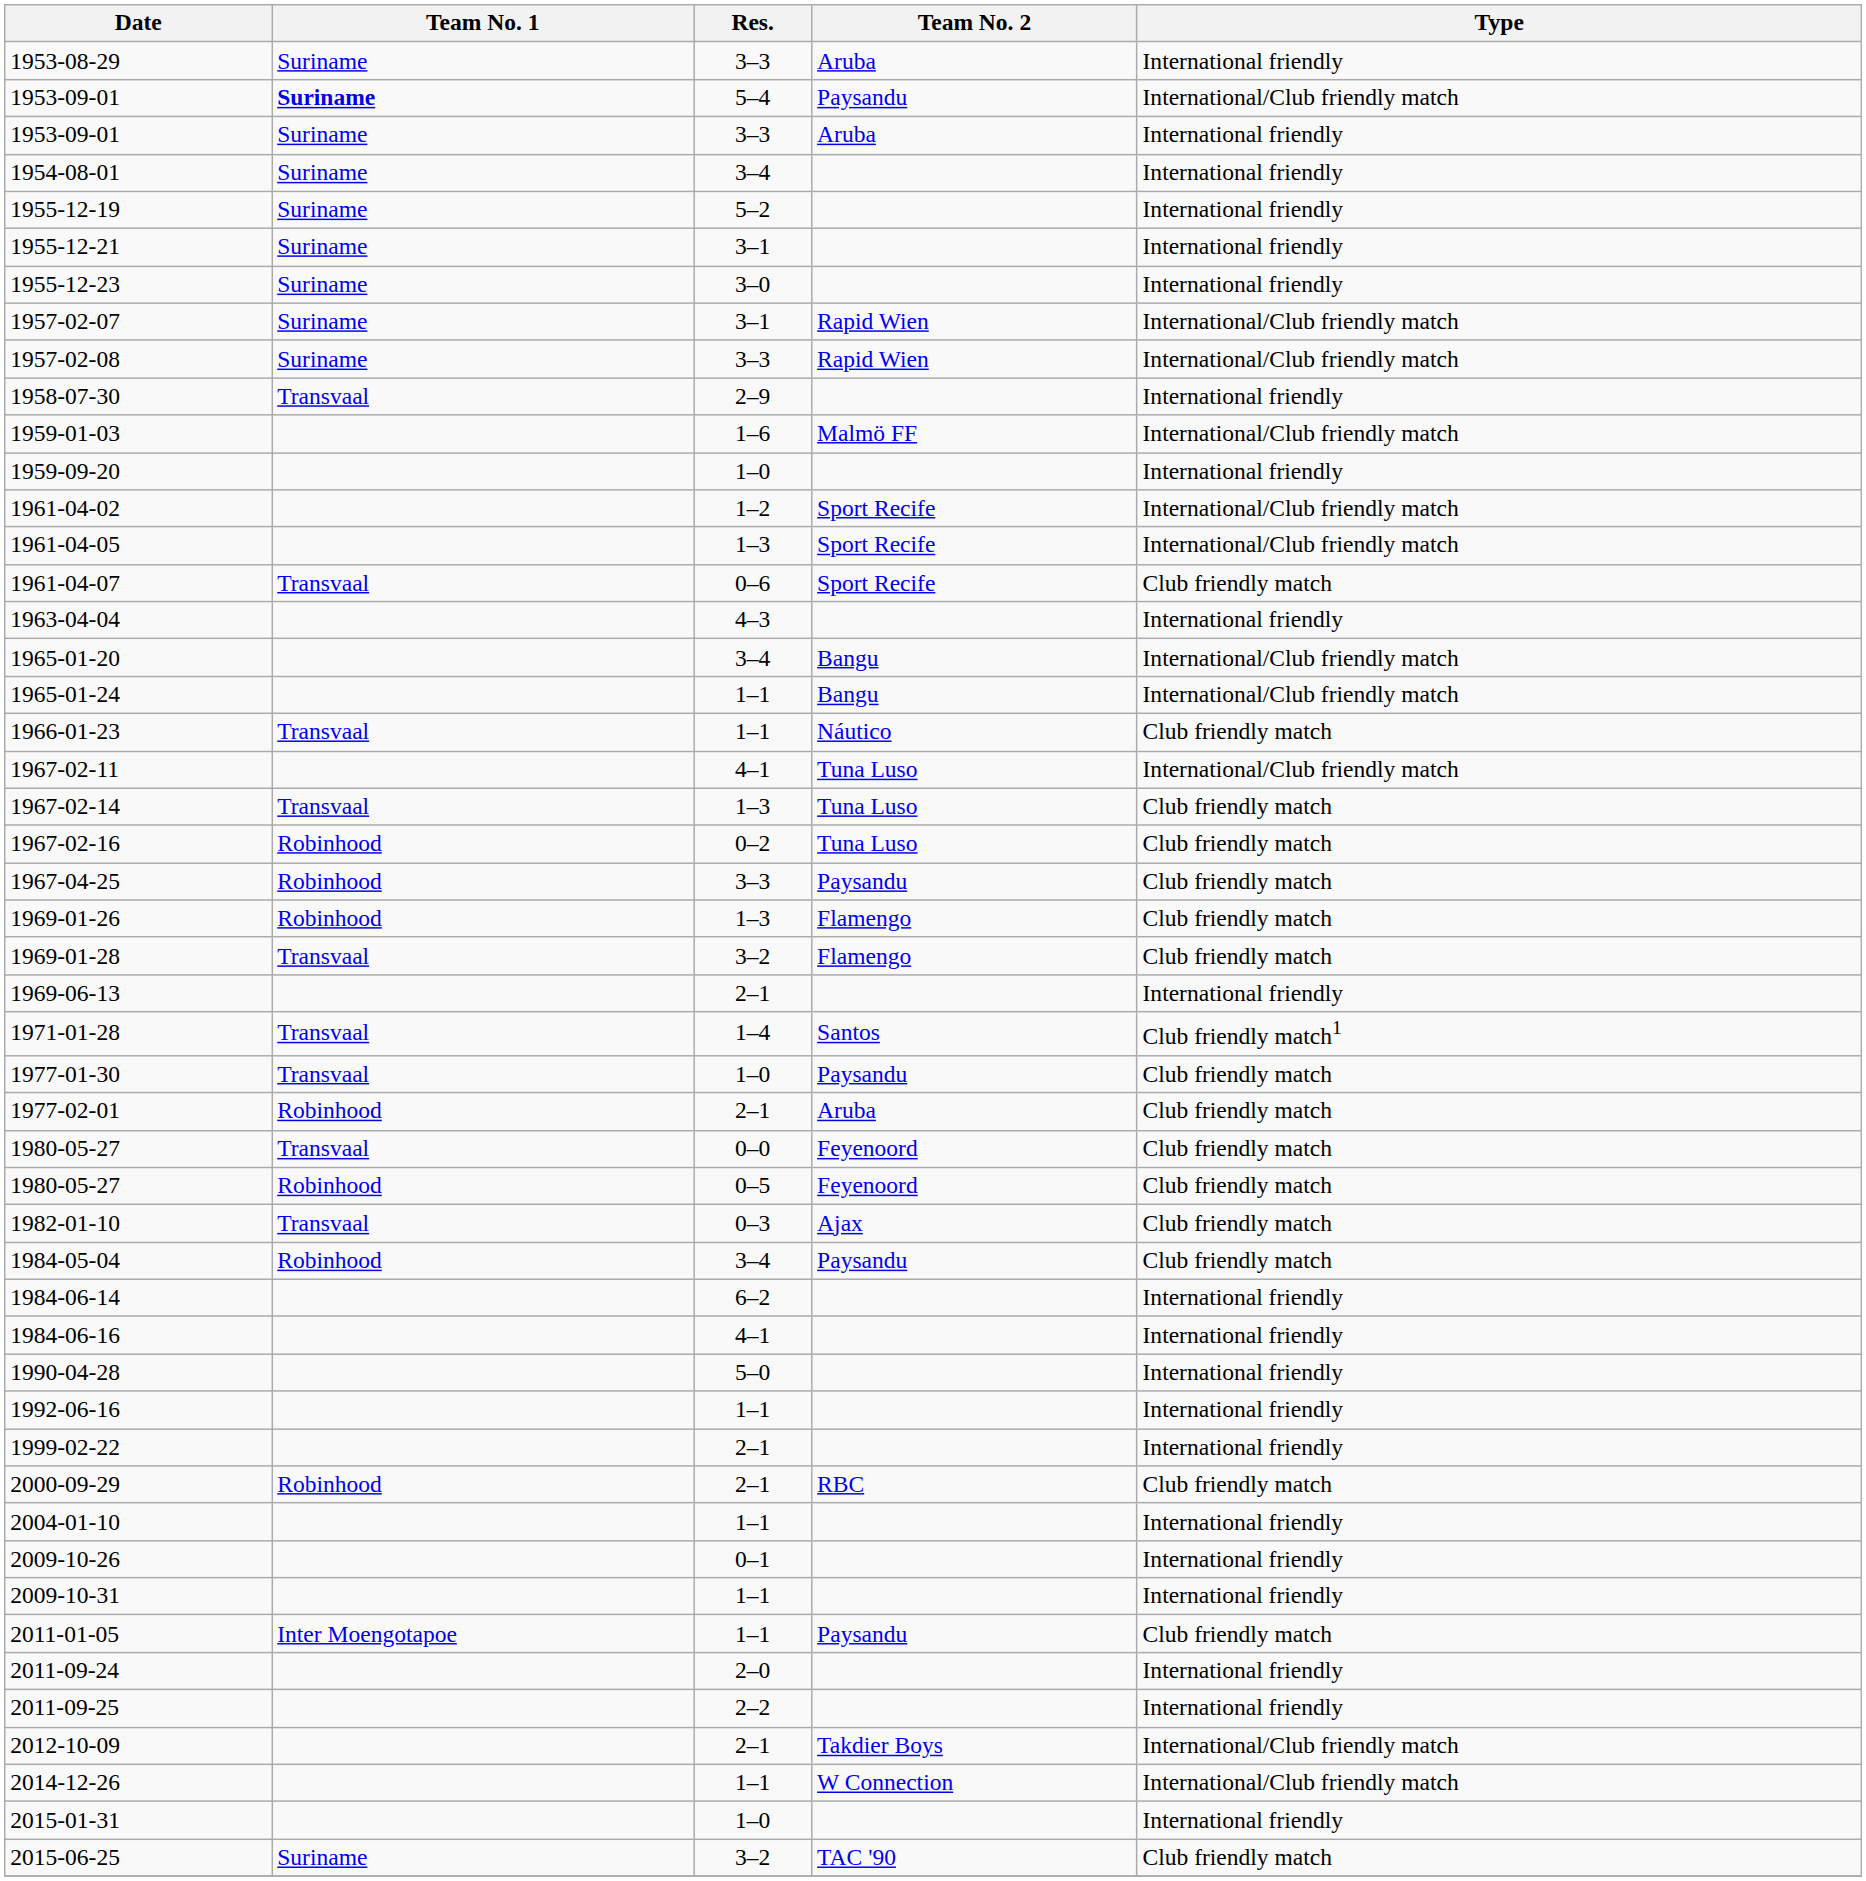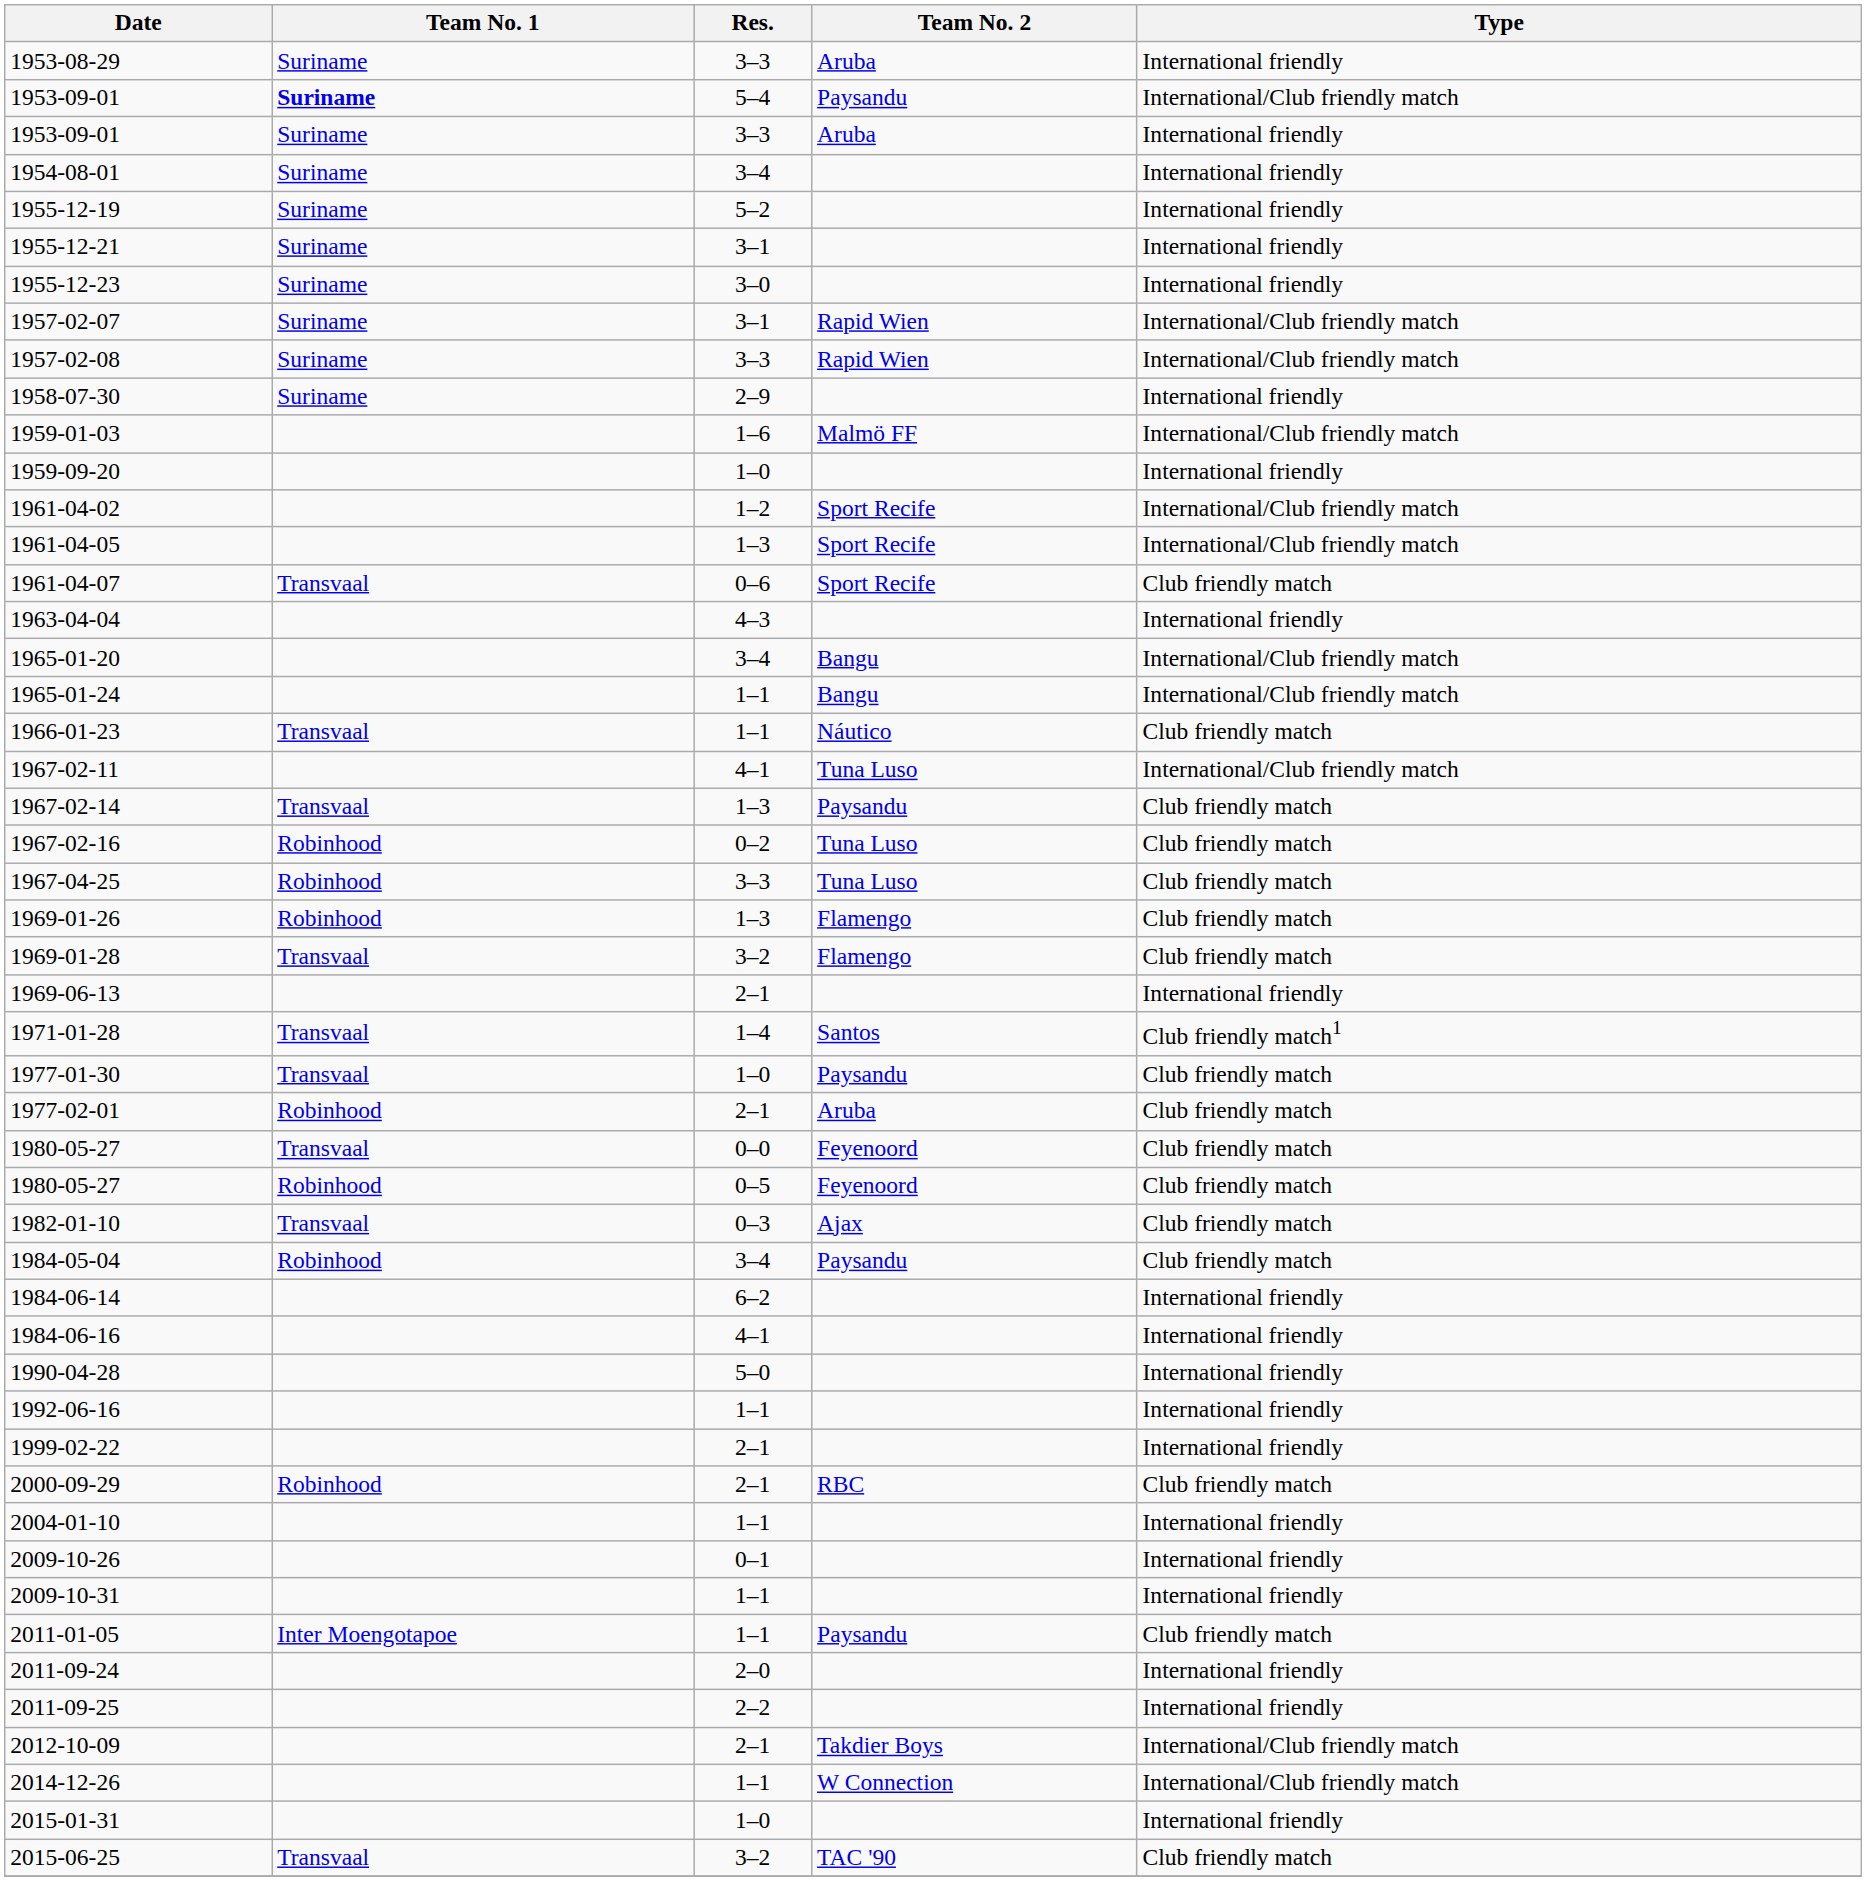(323, 396) Transvaal -> (322, 396) Suriname
(867, 806) Tuna Luso -> (862, 806) Paysandu
(862, 881) Paysandu -> (867, 881) Tuna Luso
(322, 1857) Suriname -> (323, 1857) Transvaal
